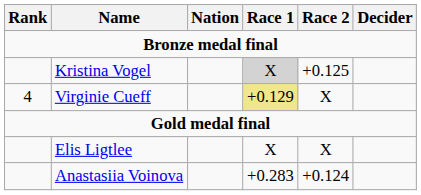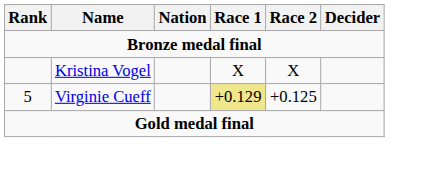(270, 70) lightgrey background -> (238, 70) no background
(326, 70) +0.125 -> (293, 70) X
(28, 96) 4 -> (28, 96) 5
(326, 96) X -> (293, 96) +0.125
- row: (93, 149)
- row: (119, 176)
